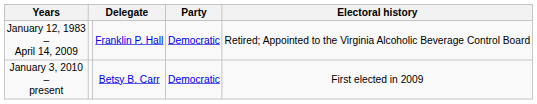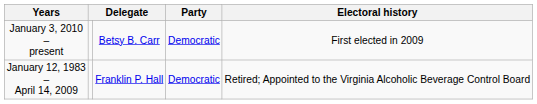rows swapped: (46, 40) <-> (46, 79)
